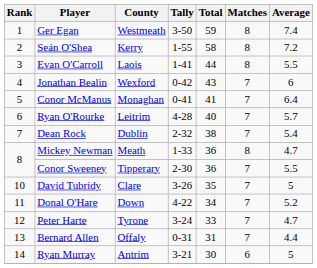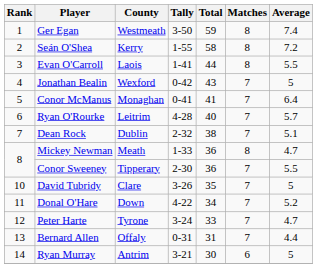(291, 82) 6 -> (291, 82) 5
(291, 133) 5.4 -> (291, 133) 5.1
